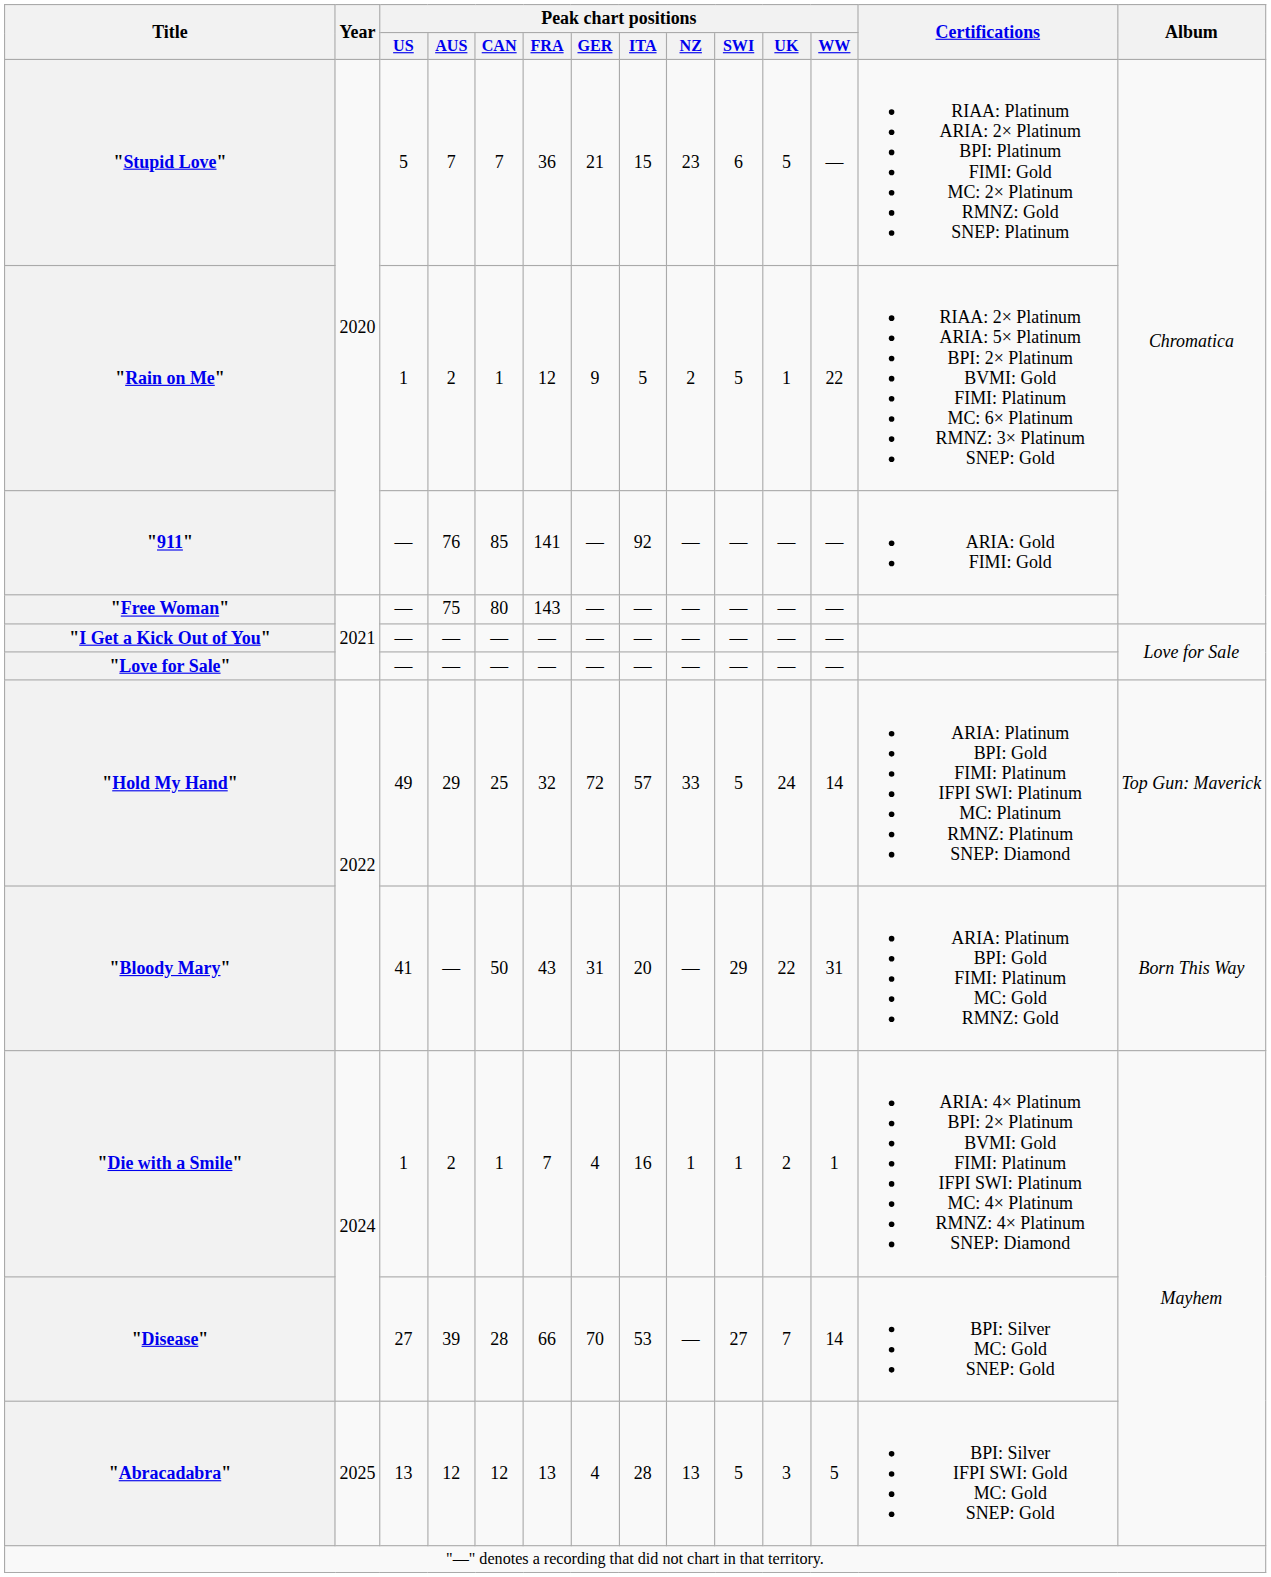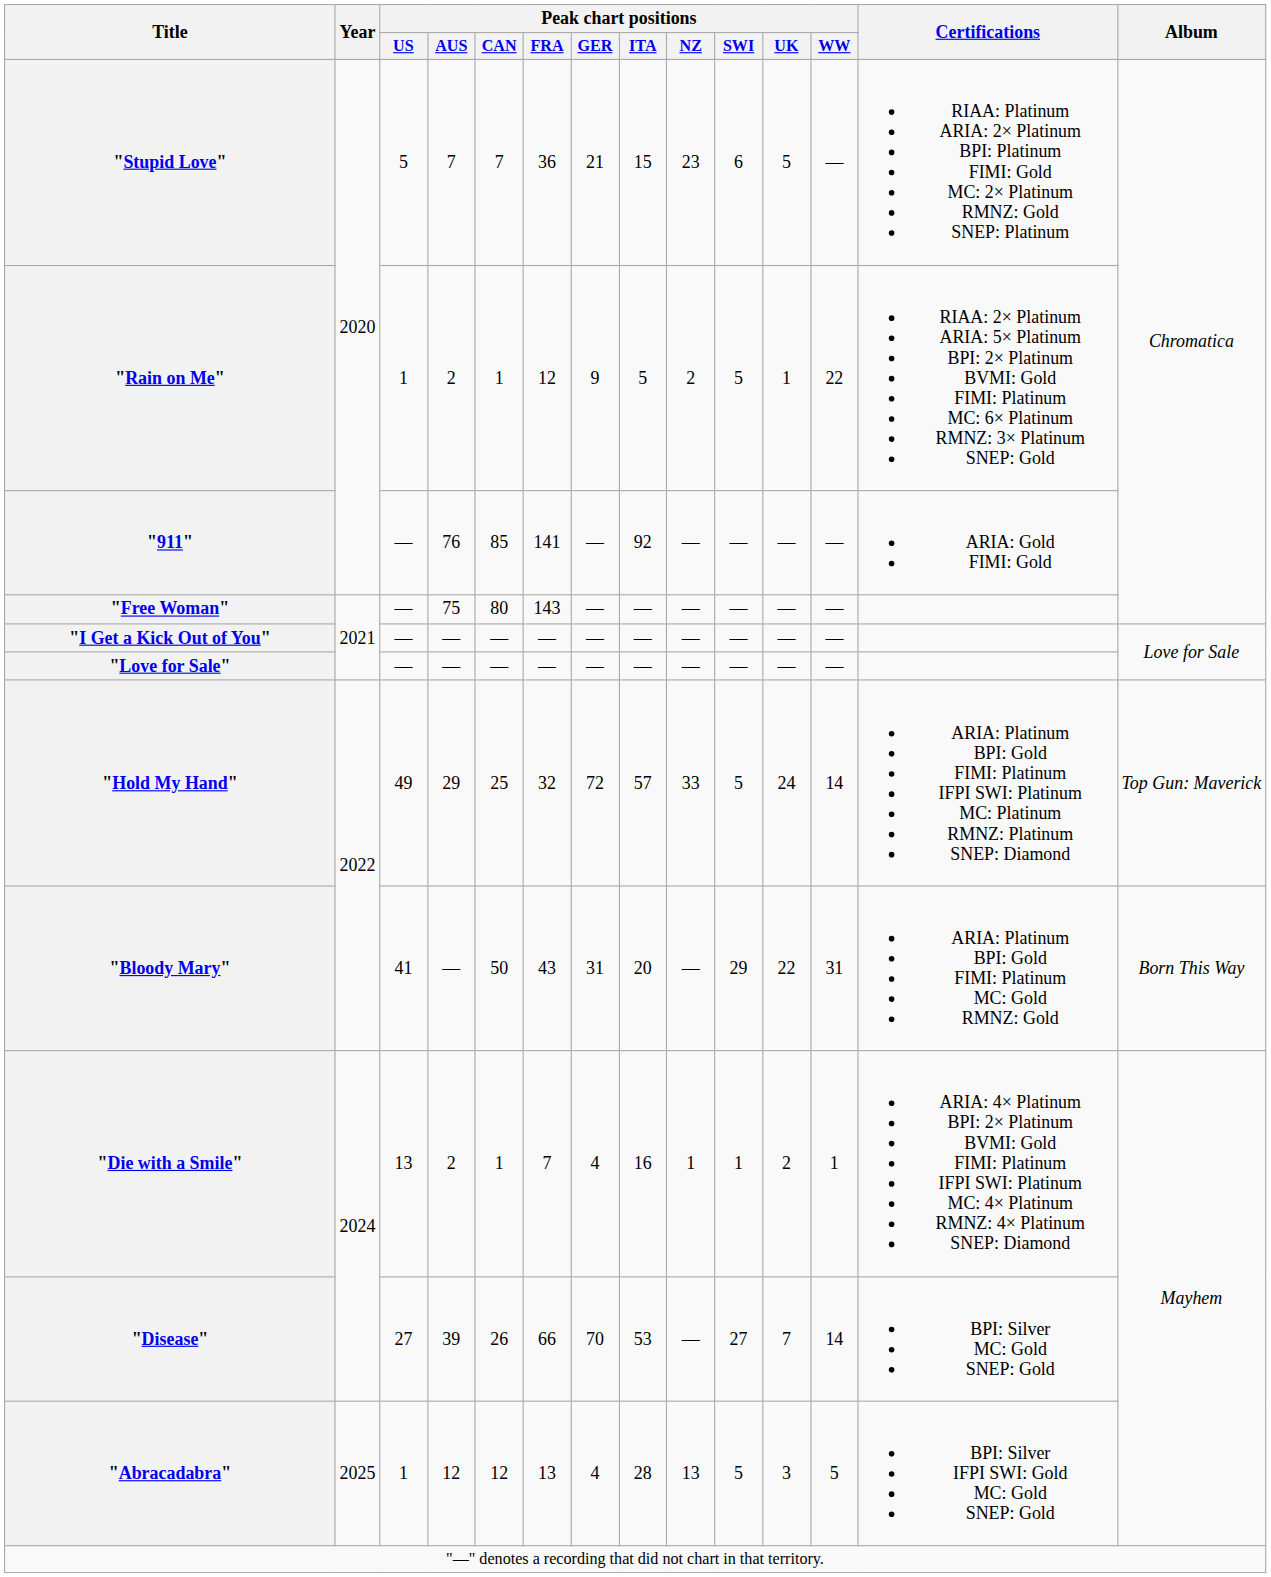(403, 1163) 1 -> (403, 1163) 13
(499, 1338) 28 -> (499, 1338) 26
(403, 1473) 13 -> (403, 1473) 1
